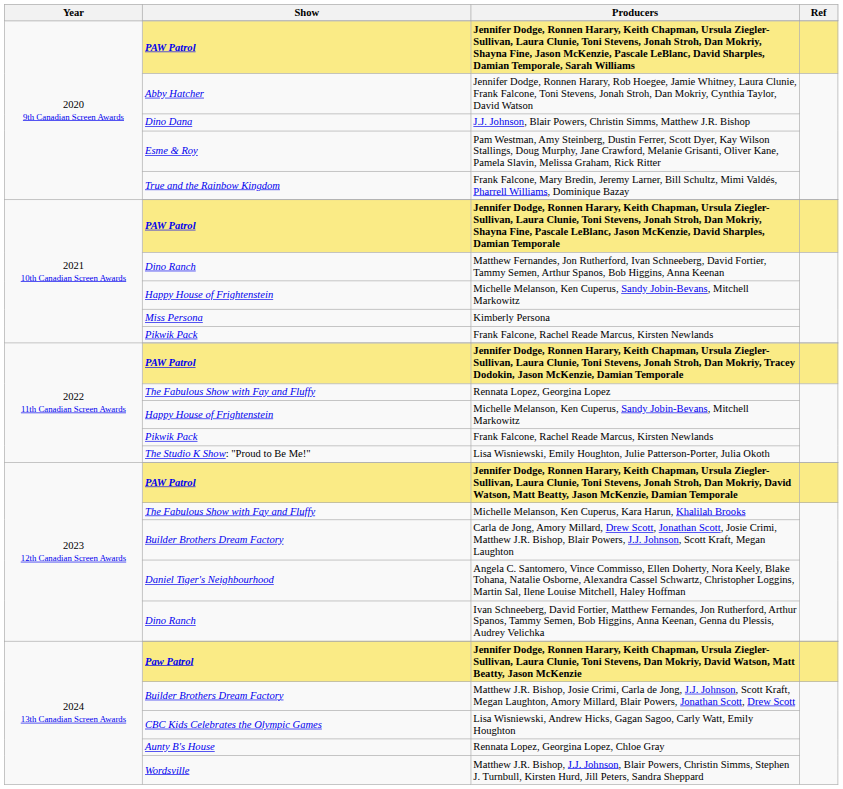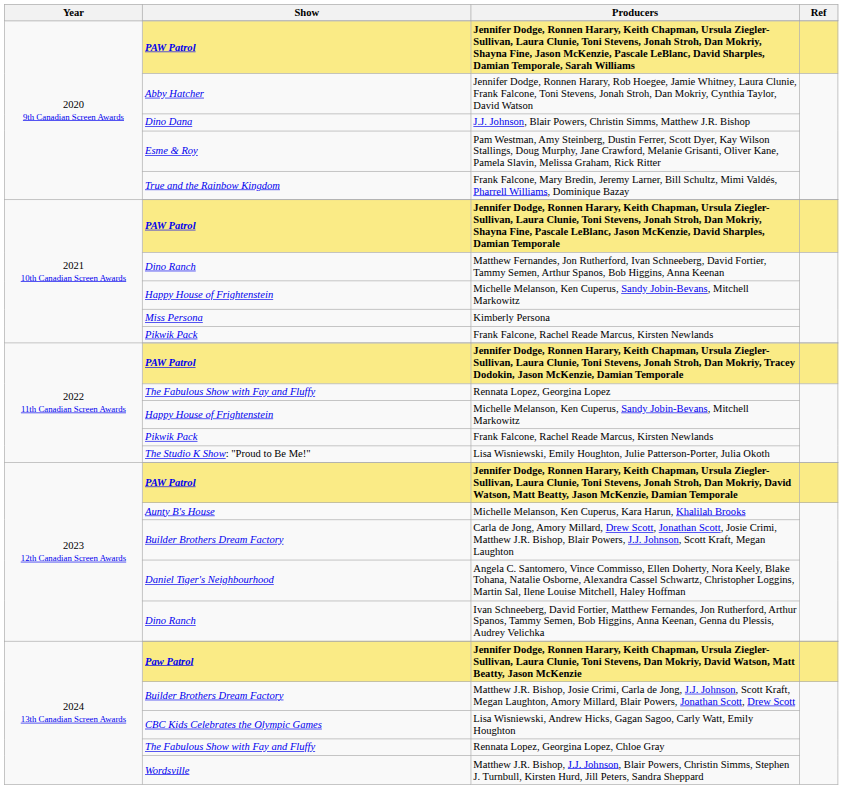(230, 511) The Fabulous Show with Fay and Fluffy -> (180, 511) Aunty B's House
(180, 747) Aunty B's House -> (230, 747) The Fabulous Show with Fay and Fluffy
